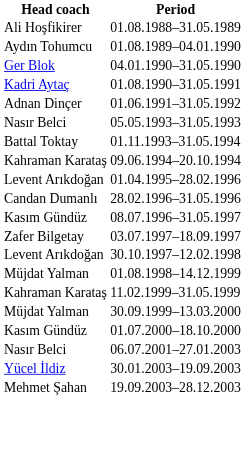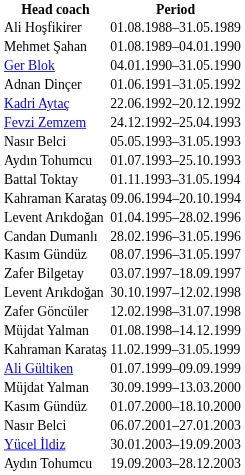(48, 47) Aydın Tohumcu -> (45, 47) Mehmet Şahan
- row: (176, 84)
+ row: (176, 103)
+ row: (176, 122)
+ row: (176, 160)
+ row: (176, 311)
+ row: (176, 368)
(45, 387) Mehmet Şahan -> (48, 463) Aydın Tohumcu
